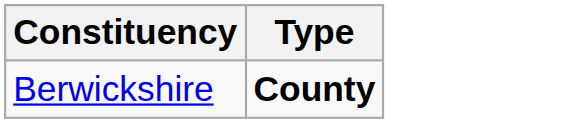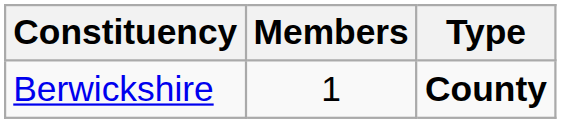+ column: (331, 32)
